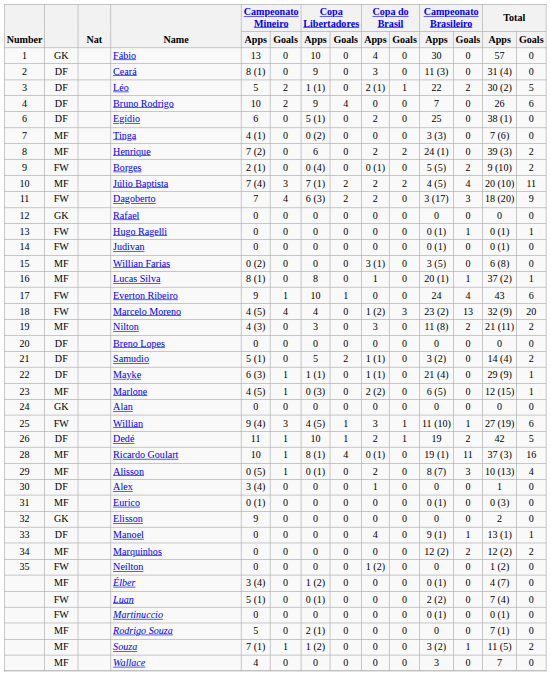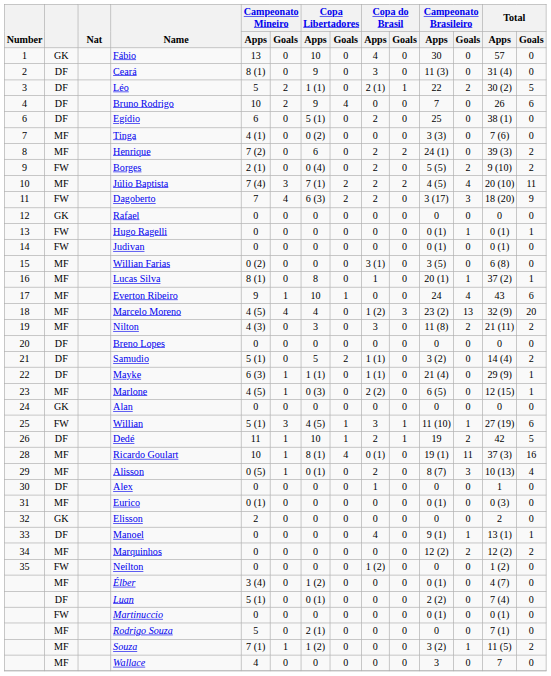(375, 167) 0 (1) -> (375, 167) 2
(61, 295) FW -> (61, 295) MF
(61, 311) FW -> (61, 311) MF
(256, 423) 9 (4) -> (256, 423) 5 (1)
(256, 487) 3 (4) -> (256, 487) 0
(256, 519) 9 -> (256, 519) 2
(61, 599) FW -> (61, 599) DF
